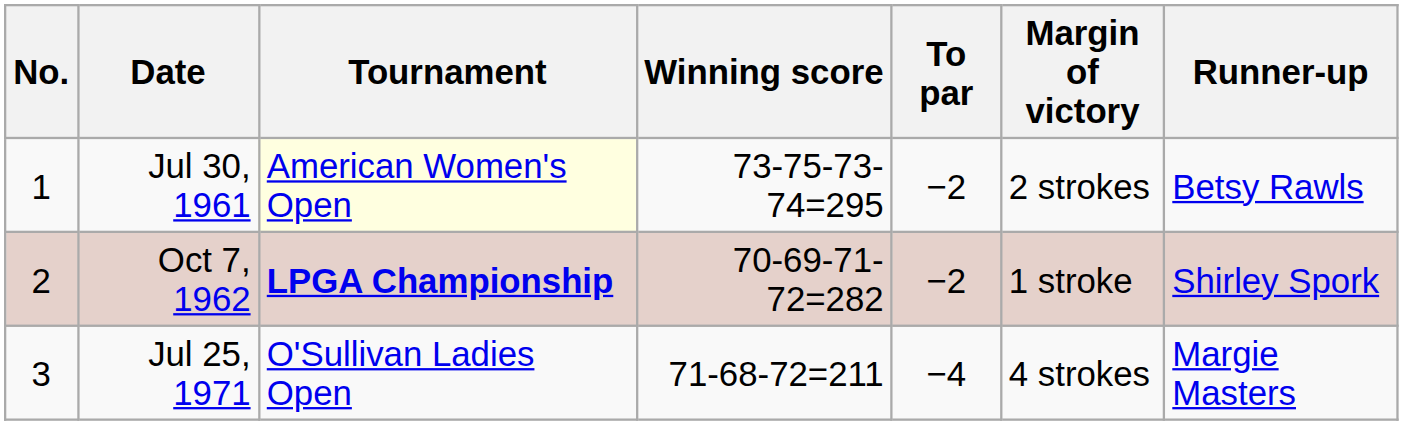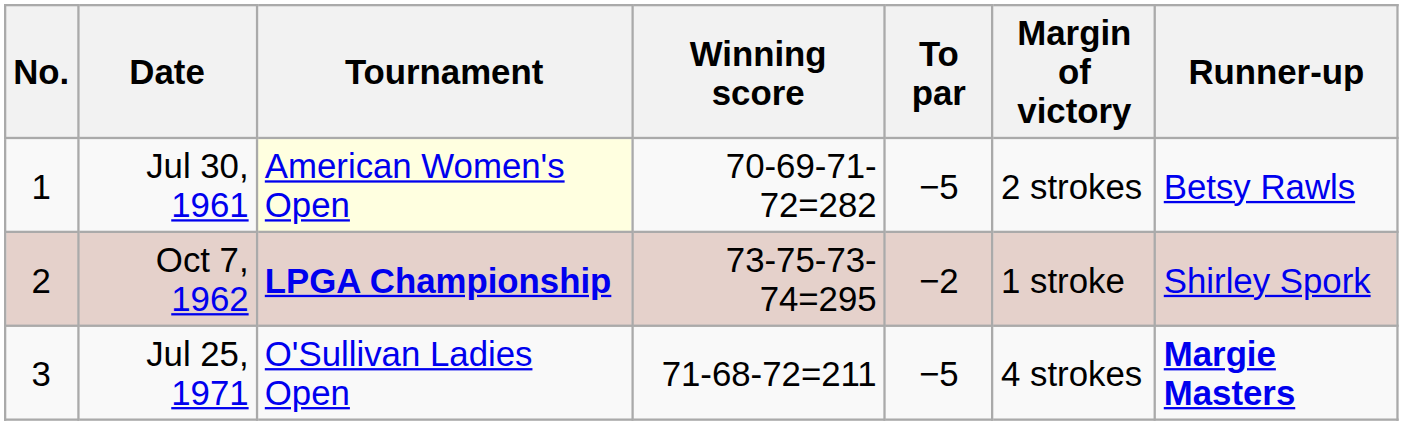(808, 185) 73-75-73-74=295 -> (801, 185) 70-69-71-72=282
(946, 185) −2 -> (939, 185) −5
(808, 279) 70-69-71-72=282 -> (801, 279) 73-75-73-74=295
(946, 373) −4 -> (939, 373) −5
(1234, 373) normal -> (1230, 373) bold
